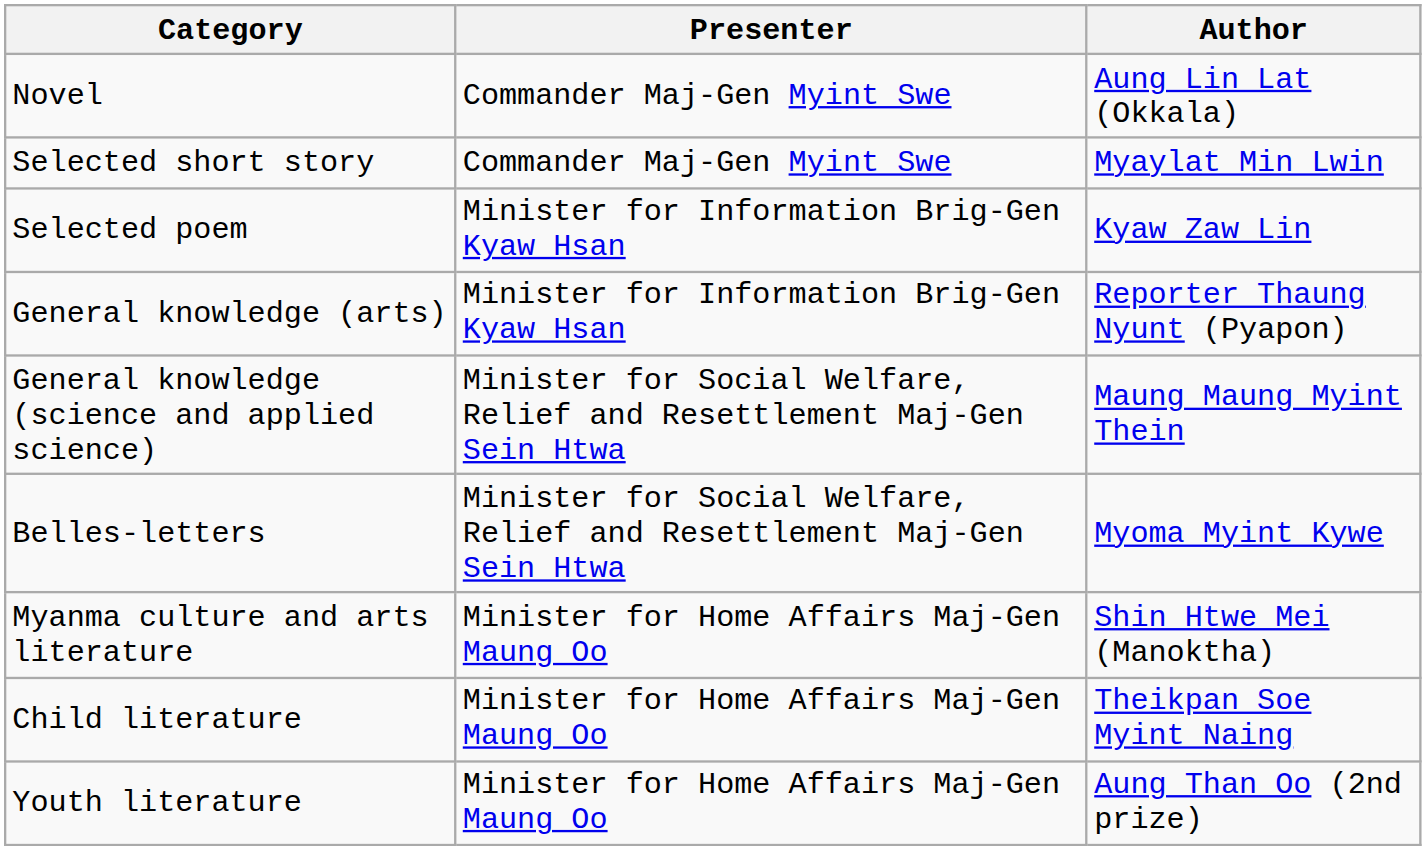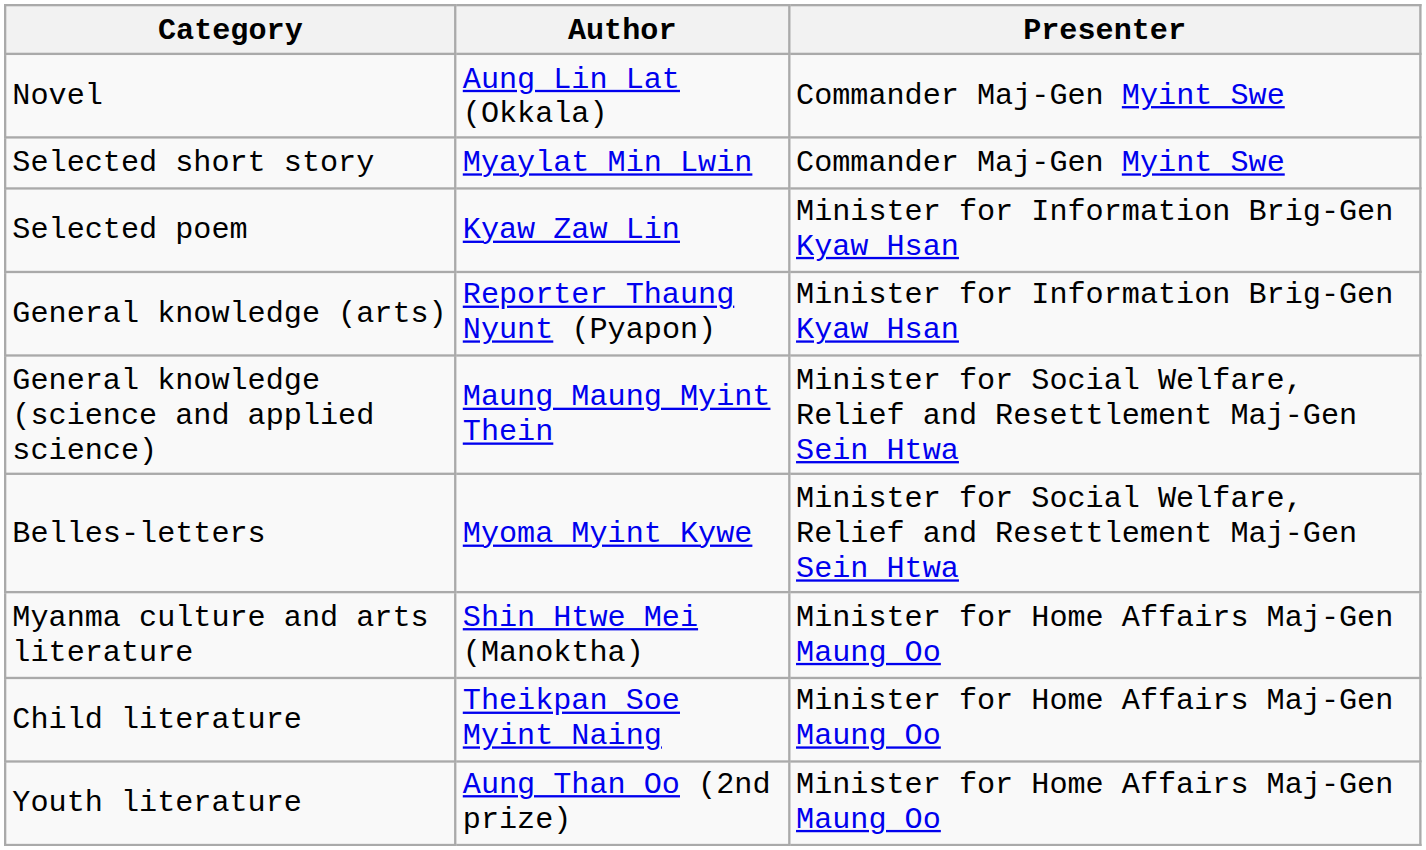columns swapped: (771, 30) <-> (1254, 30)
